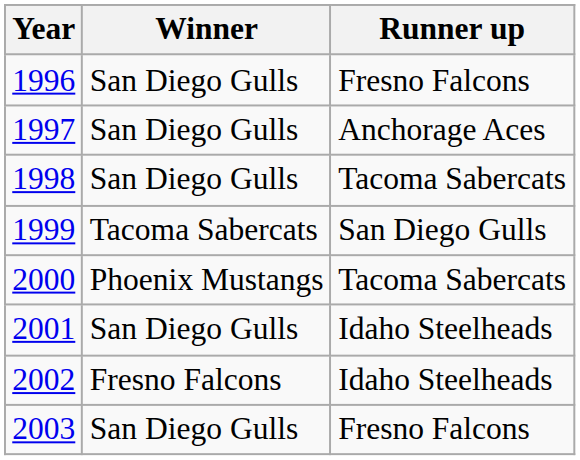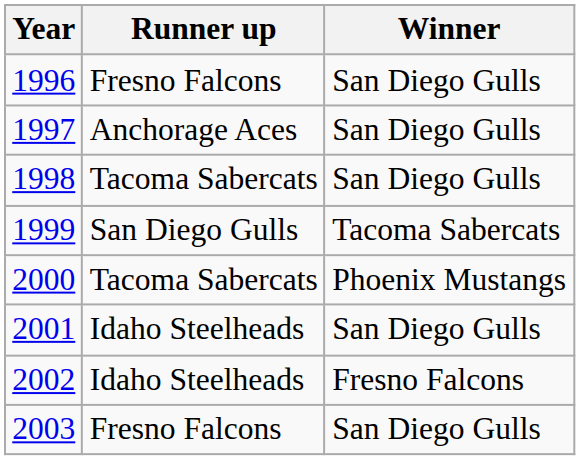columns swapped: (207, 29) <-> (452, 29)
